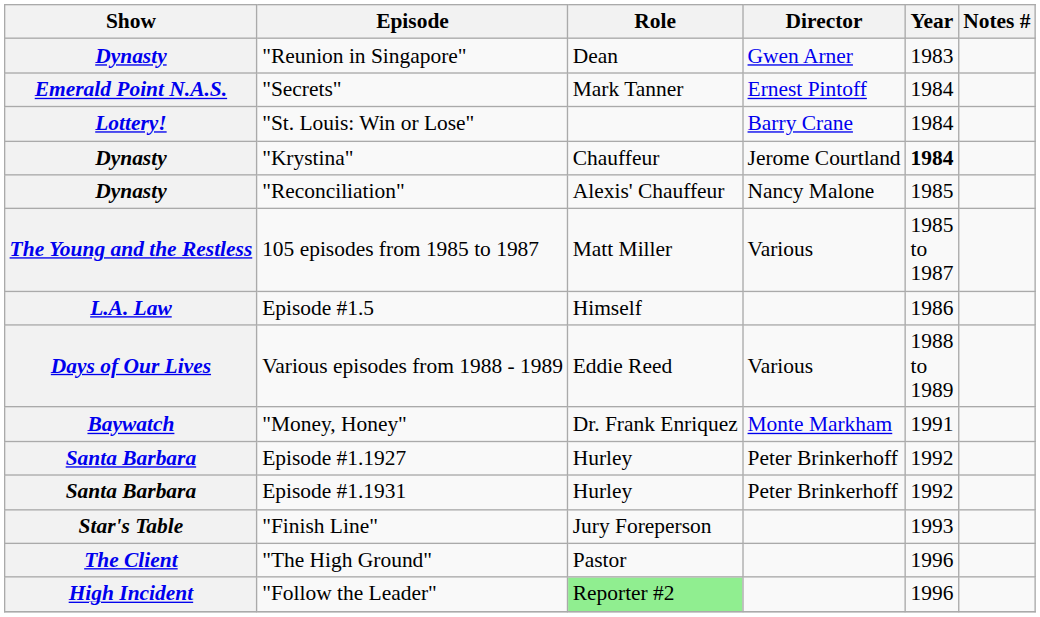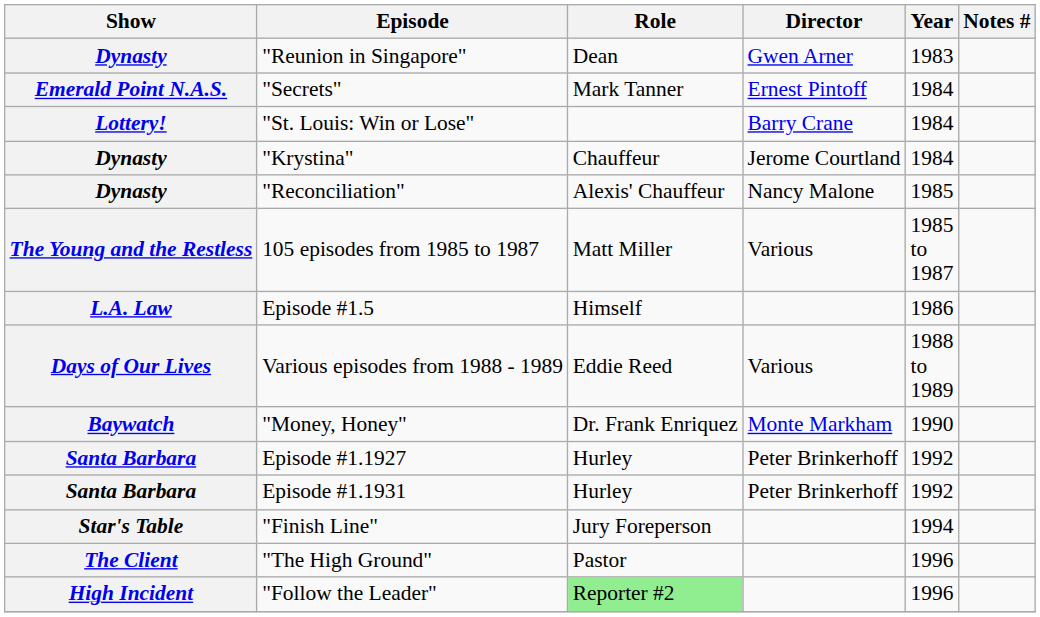(932, 157) bold -> (932, 157) normal
(932, 424) 1991 -> (932, 424) 1990
(932, 526) 1993 -> (932, 526) 1994
